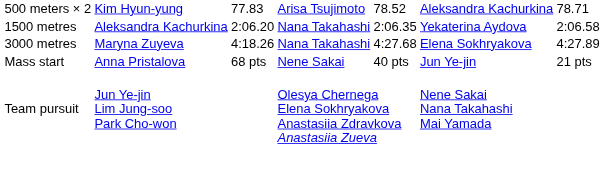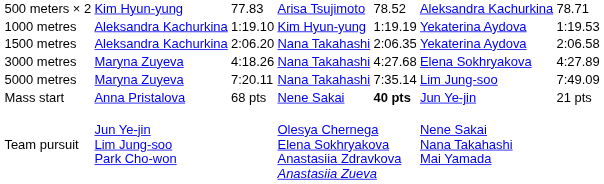+ row: (40, 26)
+ row: (40, 80)
(391, 62) normal -> (392, 97) bold
